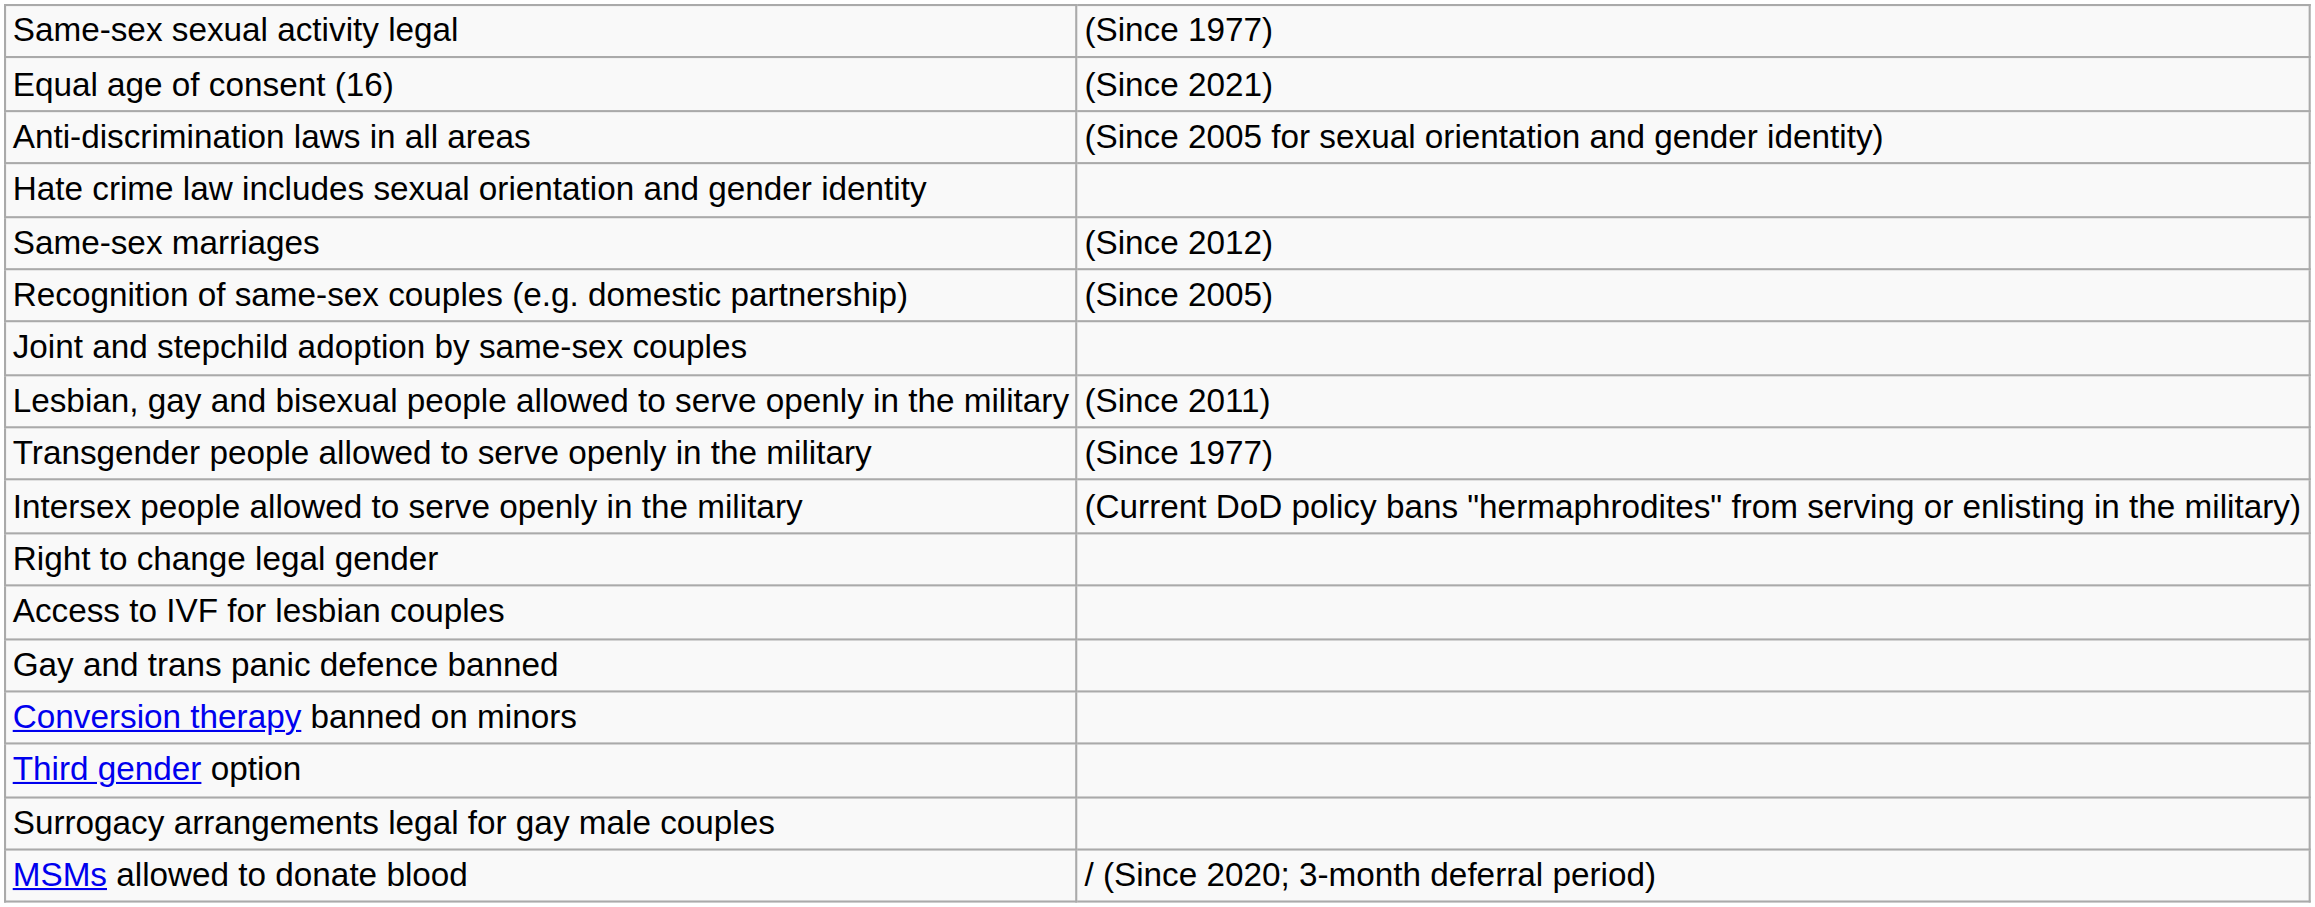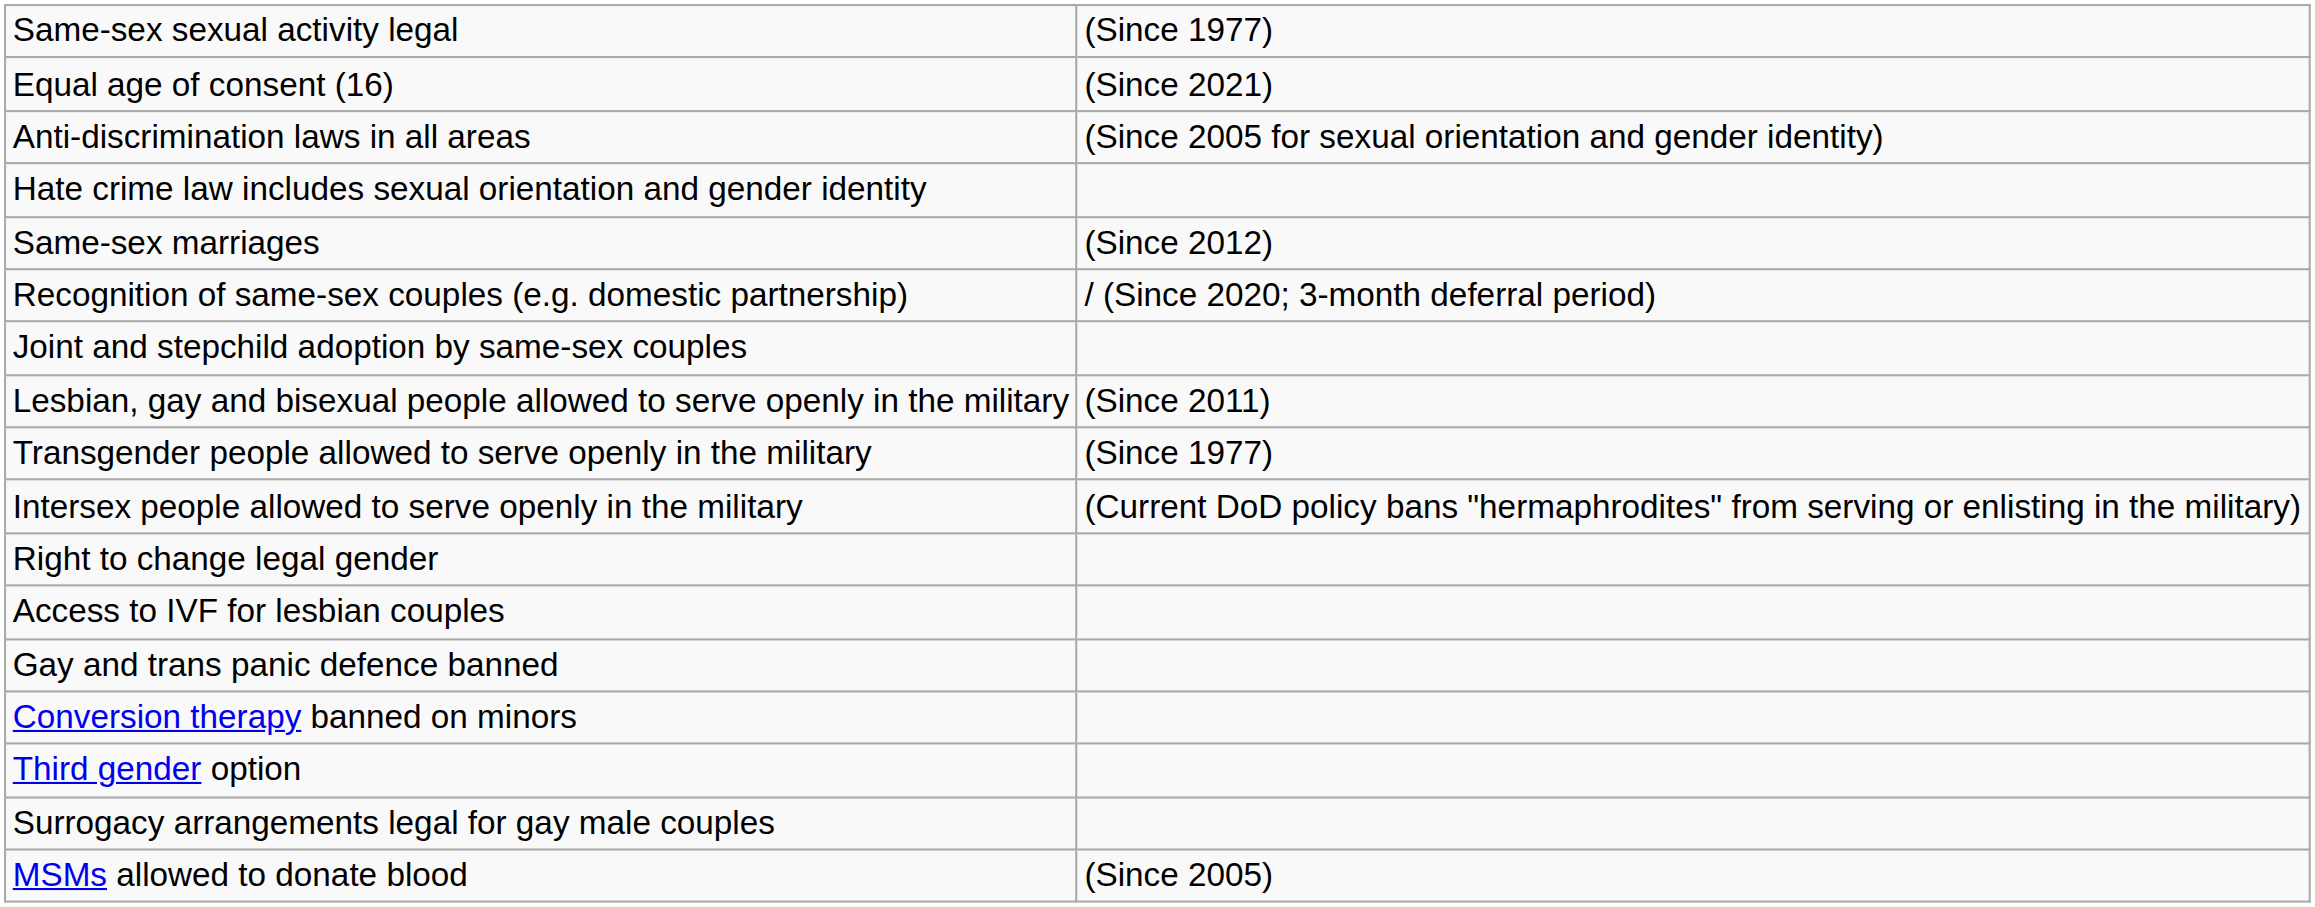(1179, 294) (Since 2005) -> (1370, 294) / (Since 2020; 3-month deferral period)
(1370, 875) / (Since 2020; 3-month deferral period) -> (1179, 875) (Since 2005)
